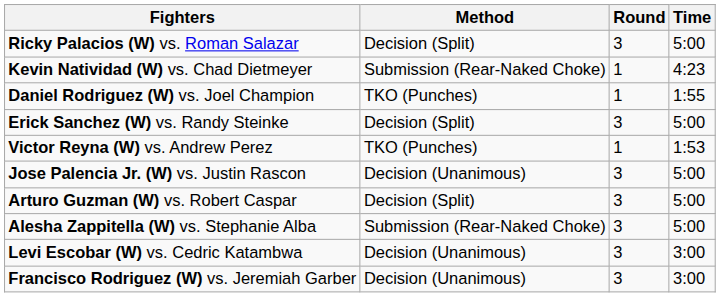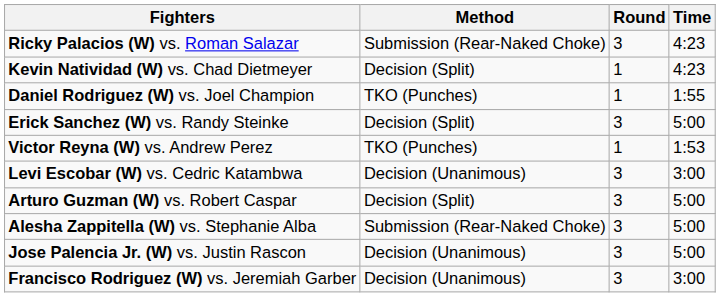(419, 43) Decision (Split) -> (485, 43) Submission (Rear-Naked Choke)
(689, 43) 5:00 -> (689, 43) 4:23
(485, 69) Submission (Rear-Naked Choke) -> (419, 69) Decision (Split)
rows swapped: (157, 174) <-> (155, 252)
